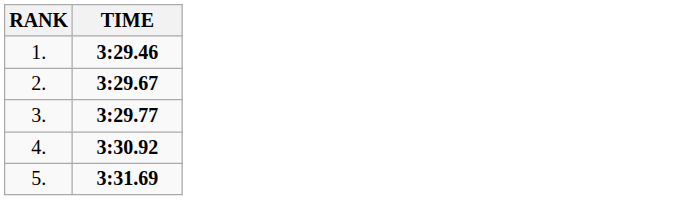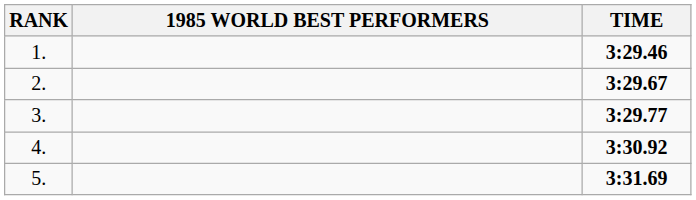+ column: (327, 20)
